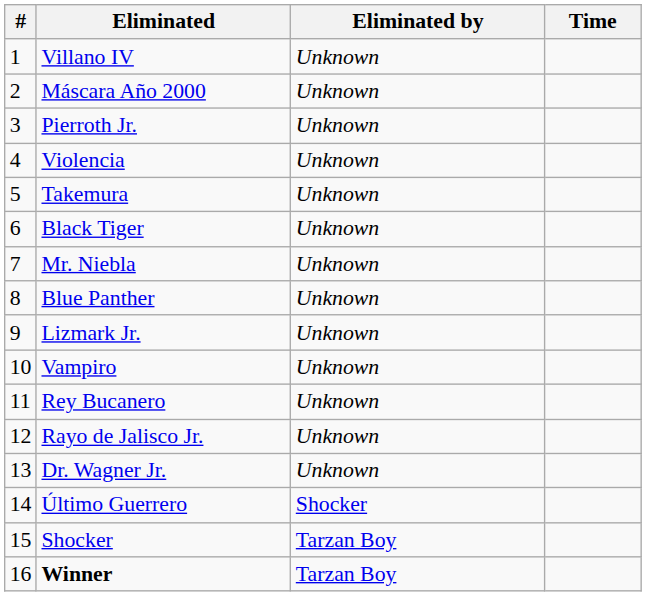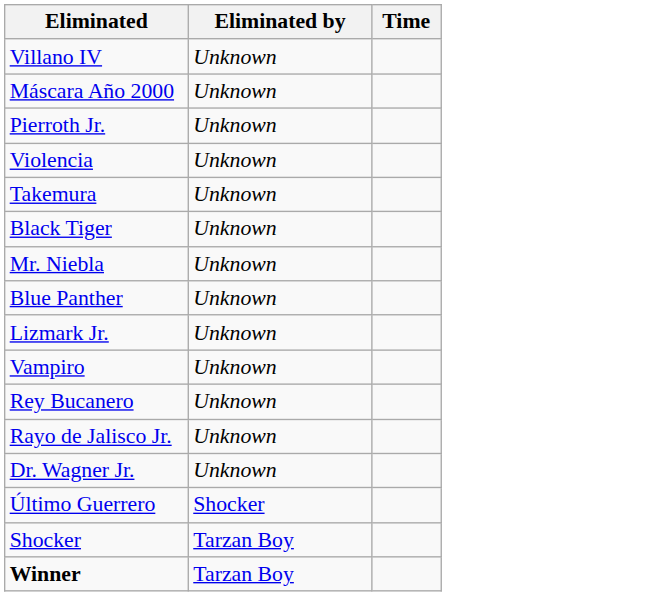- column: (21, 21)
